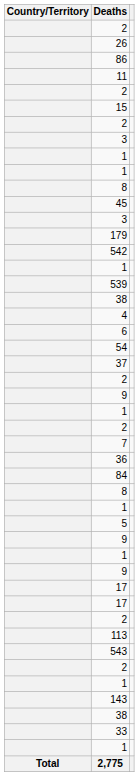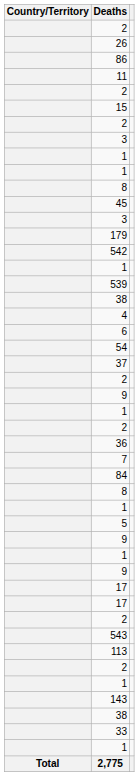rows swapped: (48, 460) <-> (48, 444)
rows swapped: (48, 652) <-> (48, 636)
